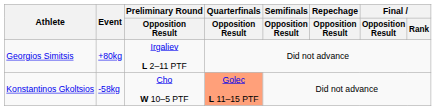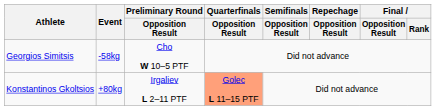(110, 57) +80kg -> (109, 57) -58kg
(164, 57) Irgaliev L 2–11 PTF -> (164, 57) Cho W 10–5 PTF
(109, 89) -58kg -> (110, 89) +80kg
(164, 89) Cho W 10–5 PTF -> (164, 89) Irgaliev L 2–11 PTF
